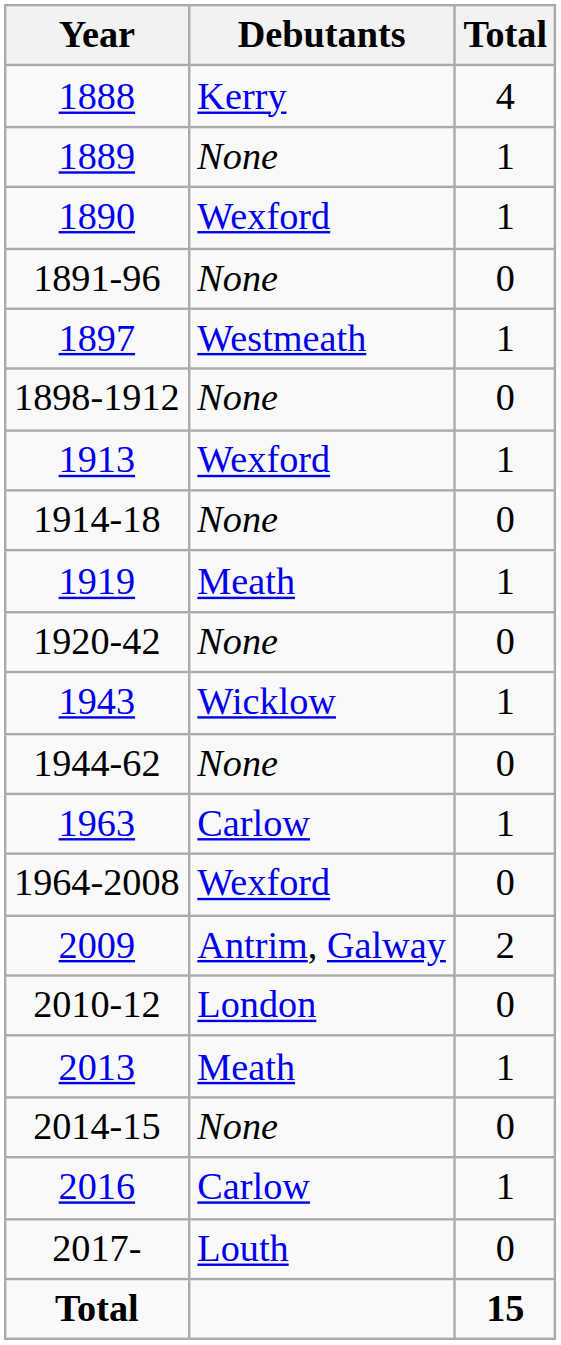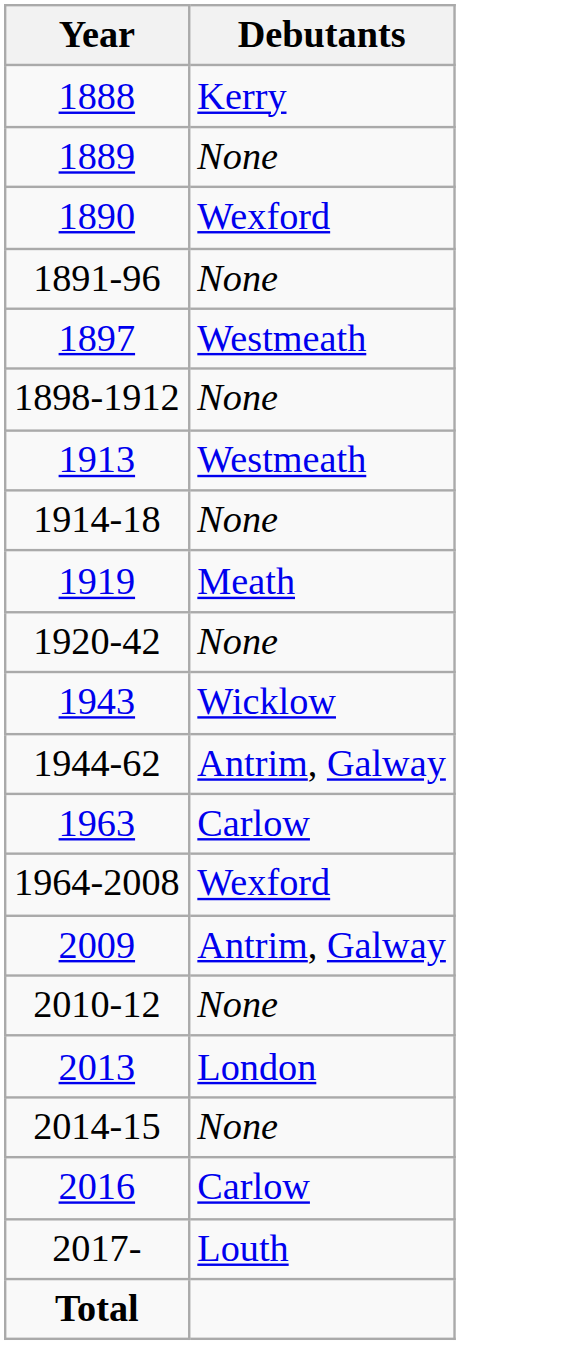- column: (505, 34)
(264, 459) Wexford -> (282, 459) Westmeath
(238, 762) None -> (322, 762) Antrim, Galway
(257, 1005) London -> (238, 1005) None
(246, 1065) Meath -> (257, 1065) London
